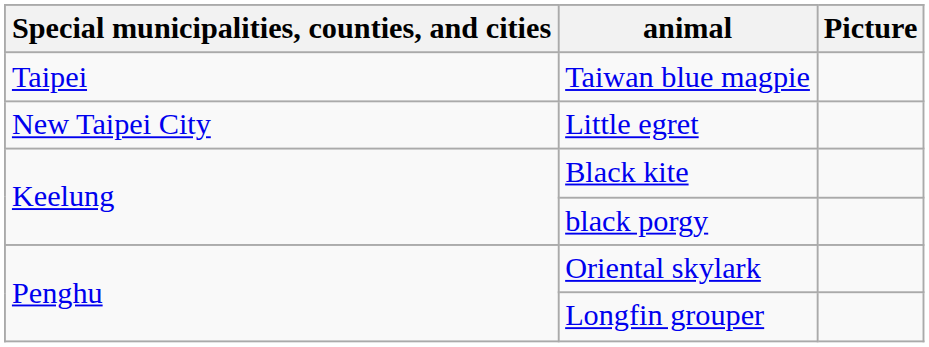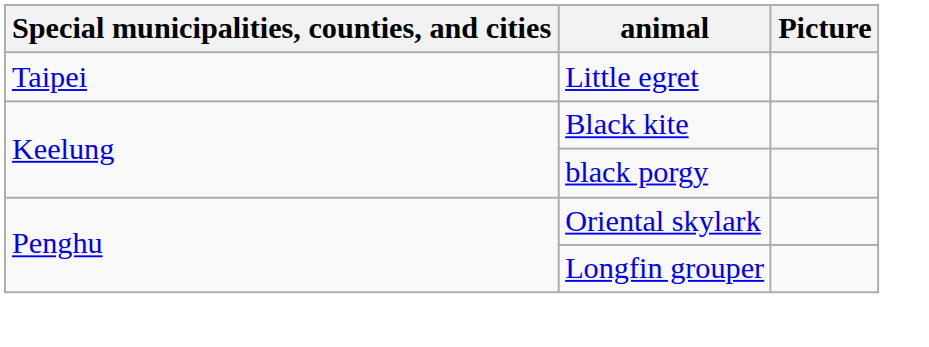- row: (688, 76)
(111, 124) New Taipei City -> (49, 76) Taipei
